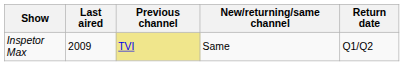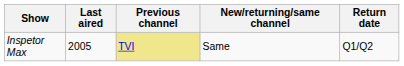(80, 46) 2009 -> (80, 46) 2005
